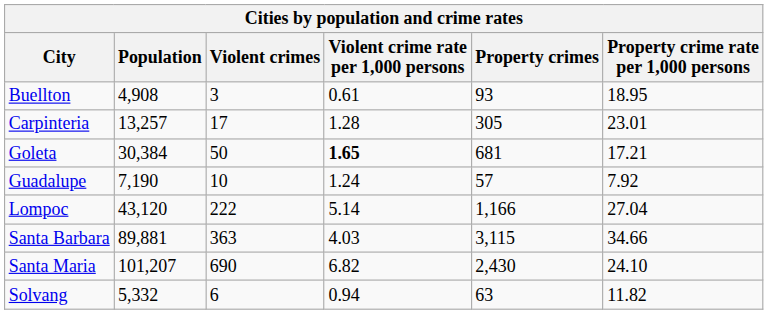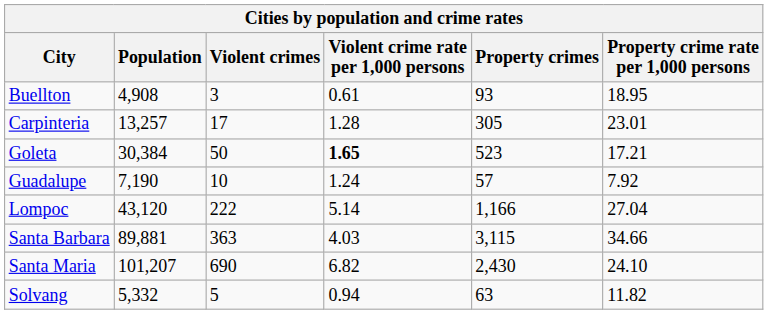(489, 152) 681 -> (489, 152) 523
(214, 294) 6 -> (214, 294) 5
